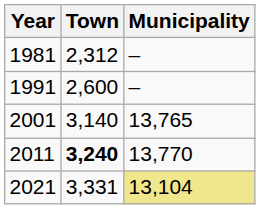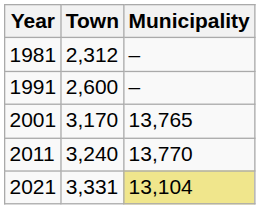(92, 120) 3,140 -> (92, 120) 3,170
(92, 154) bold -> (92, 154) normal
